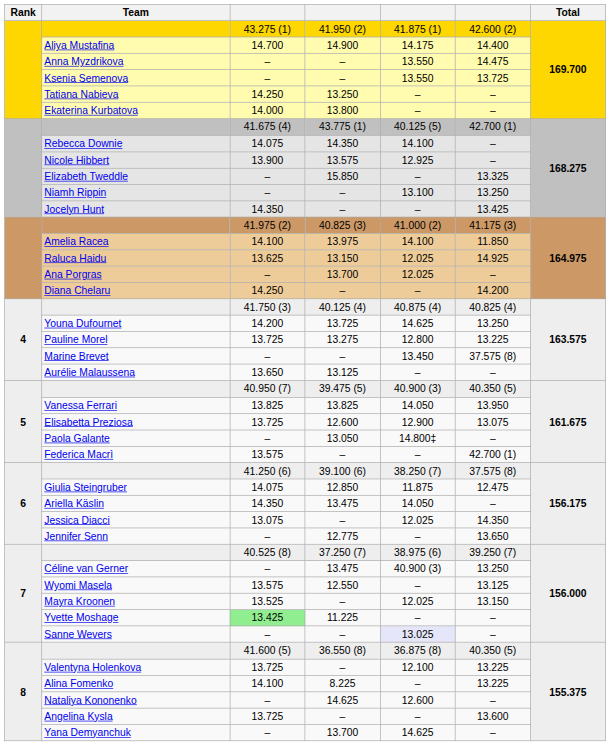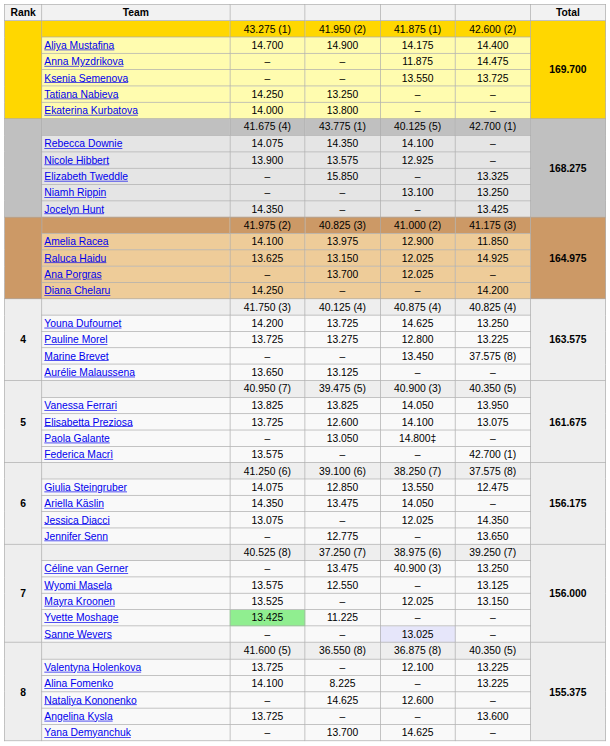(418, 62) 13.550 -> (418, 62) 11.875
(418, 242) 14.100 -> (418, 242) 12.900
(418, 422) 12.900 -> (418, 422) 14.100
(418, 487) 11.875 -> (418, 487) 13.550
